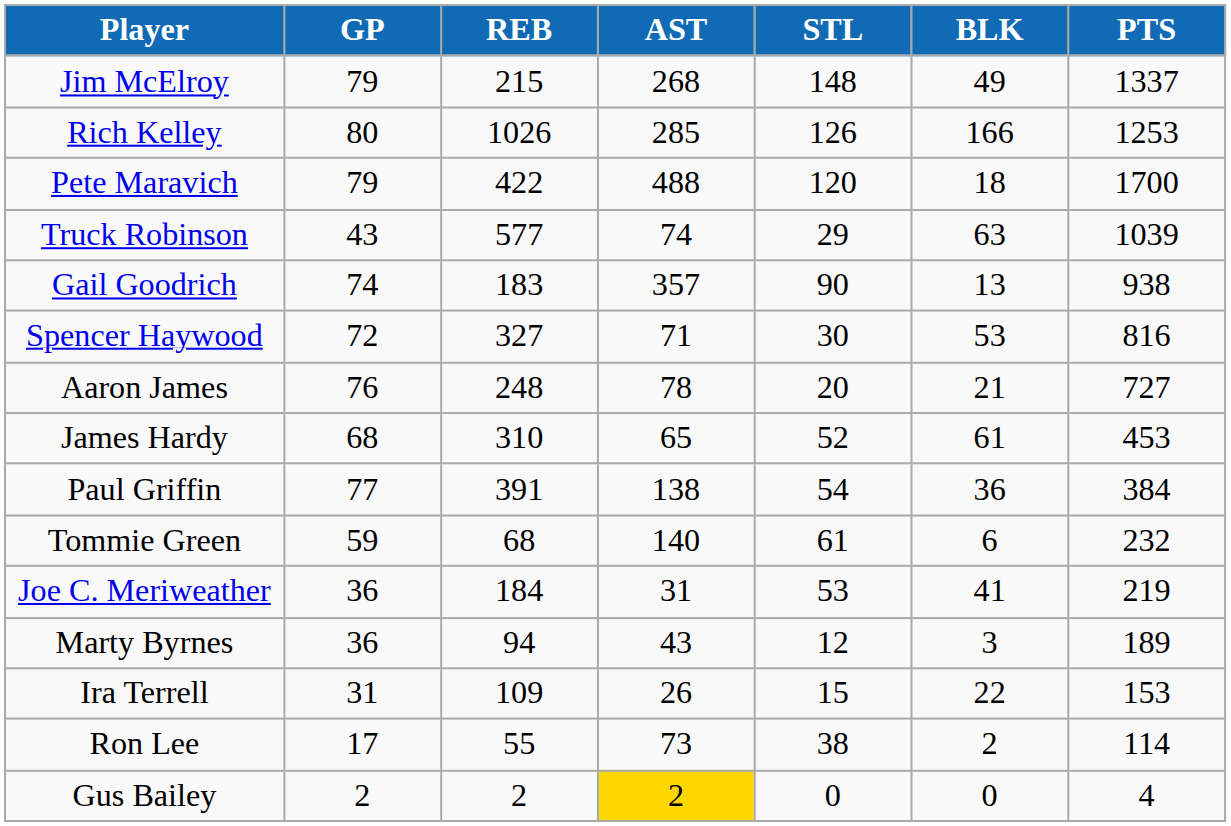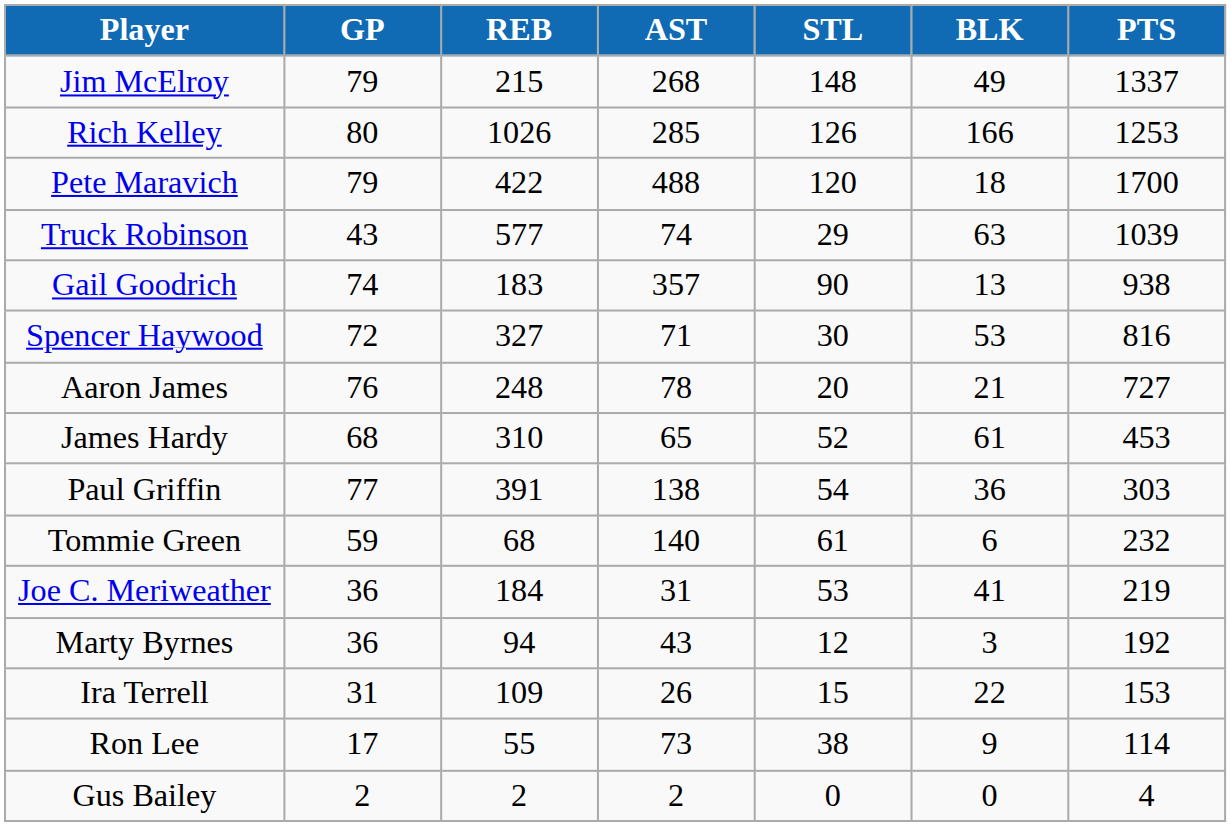(1147, 489) 384 -> (1147, 489) 303
(1147, 642) 189 -> (1147, 642) 192
(990, 744) 2 -> (990, 744) 9
(676, 795) gold background -> (676, 795) no background
